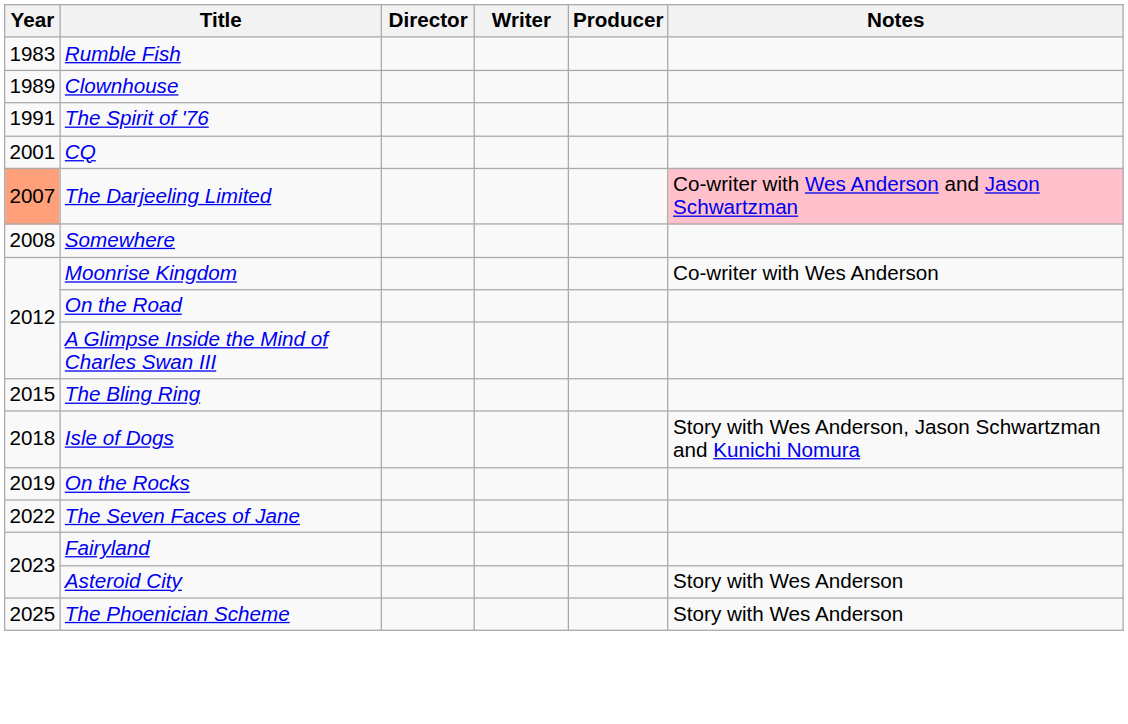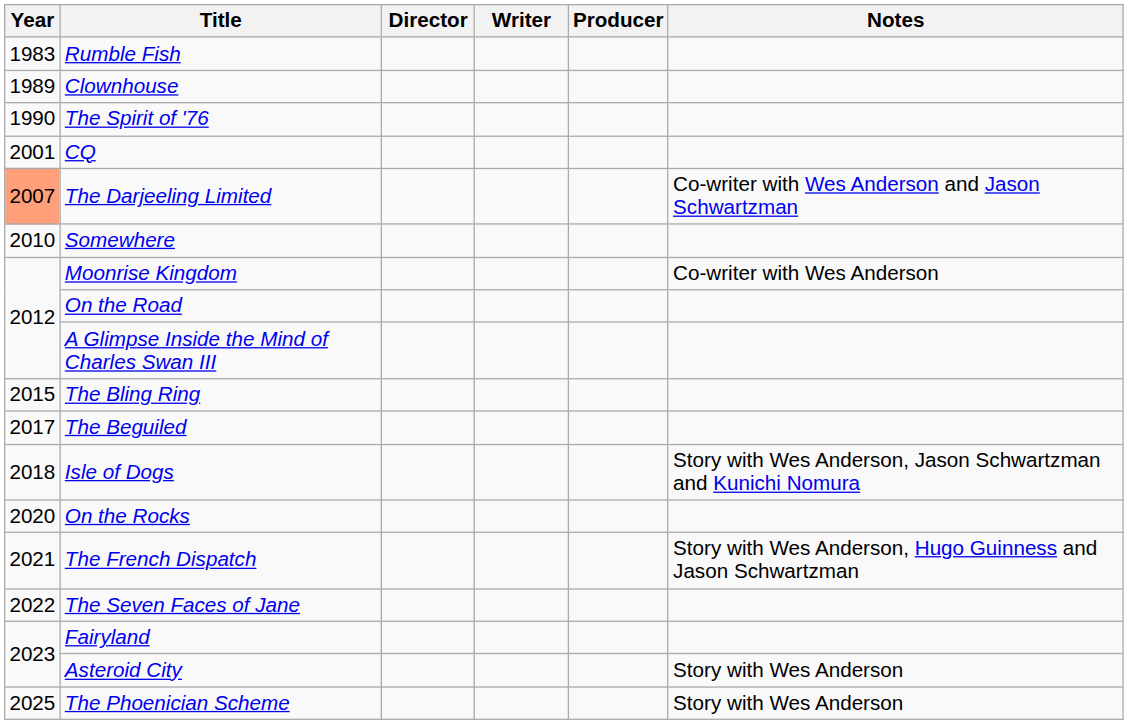(32, 119) 1991 -> (32, 119) 1990
(856, 196) pink background -> (856, 196) no background
(32, 240) 2008 -> (32, 240) 2010
+ row: (126, 427)
(32, 483) 2019 -> (32, 516) 2020
+ row: (161, 560)
